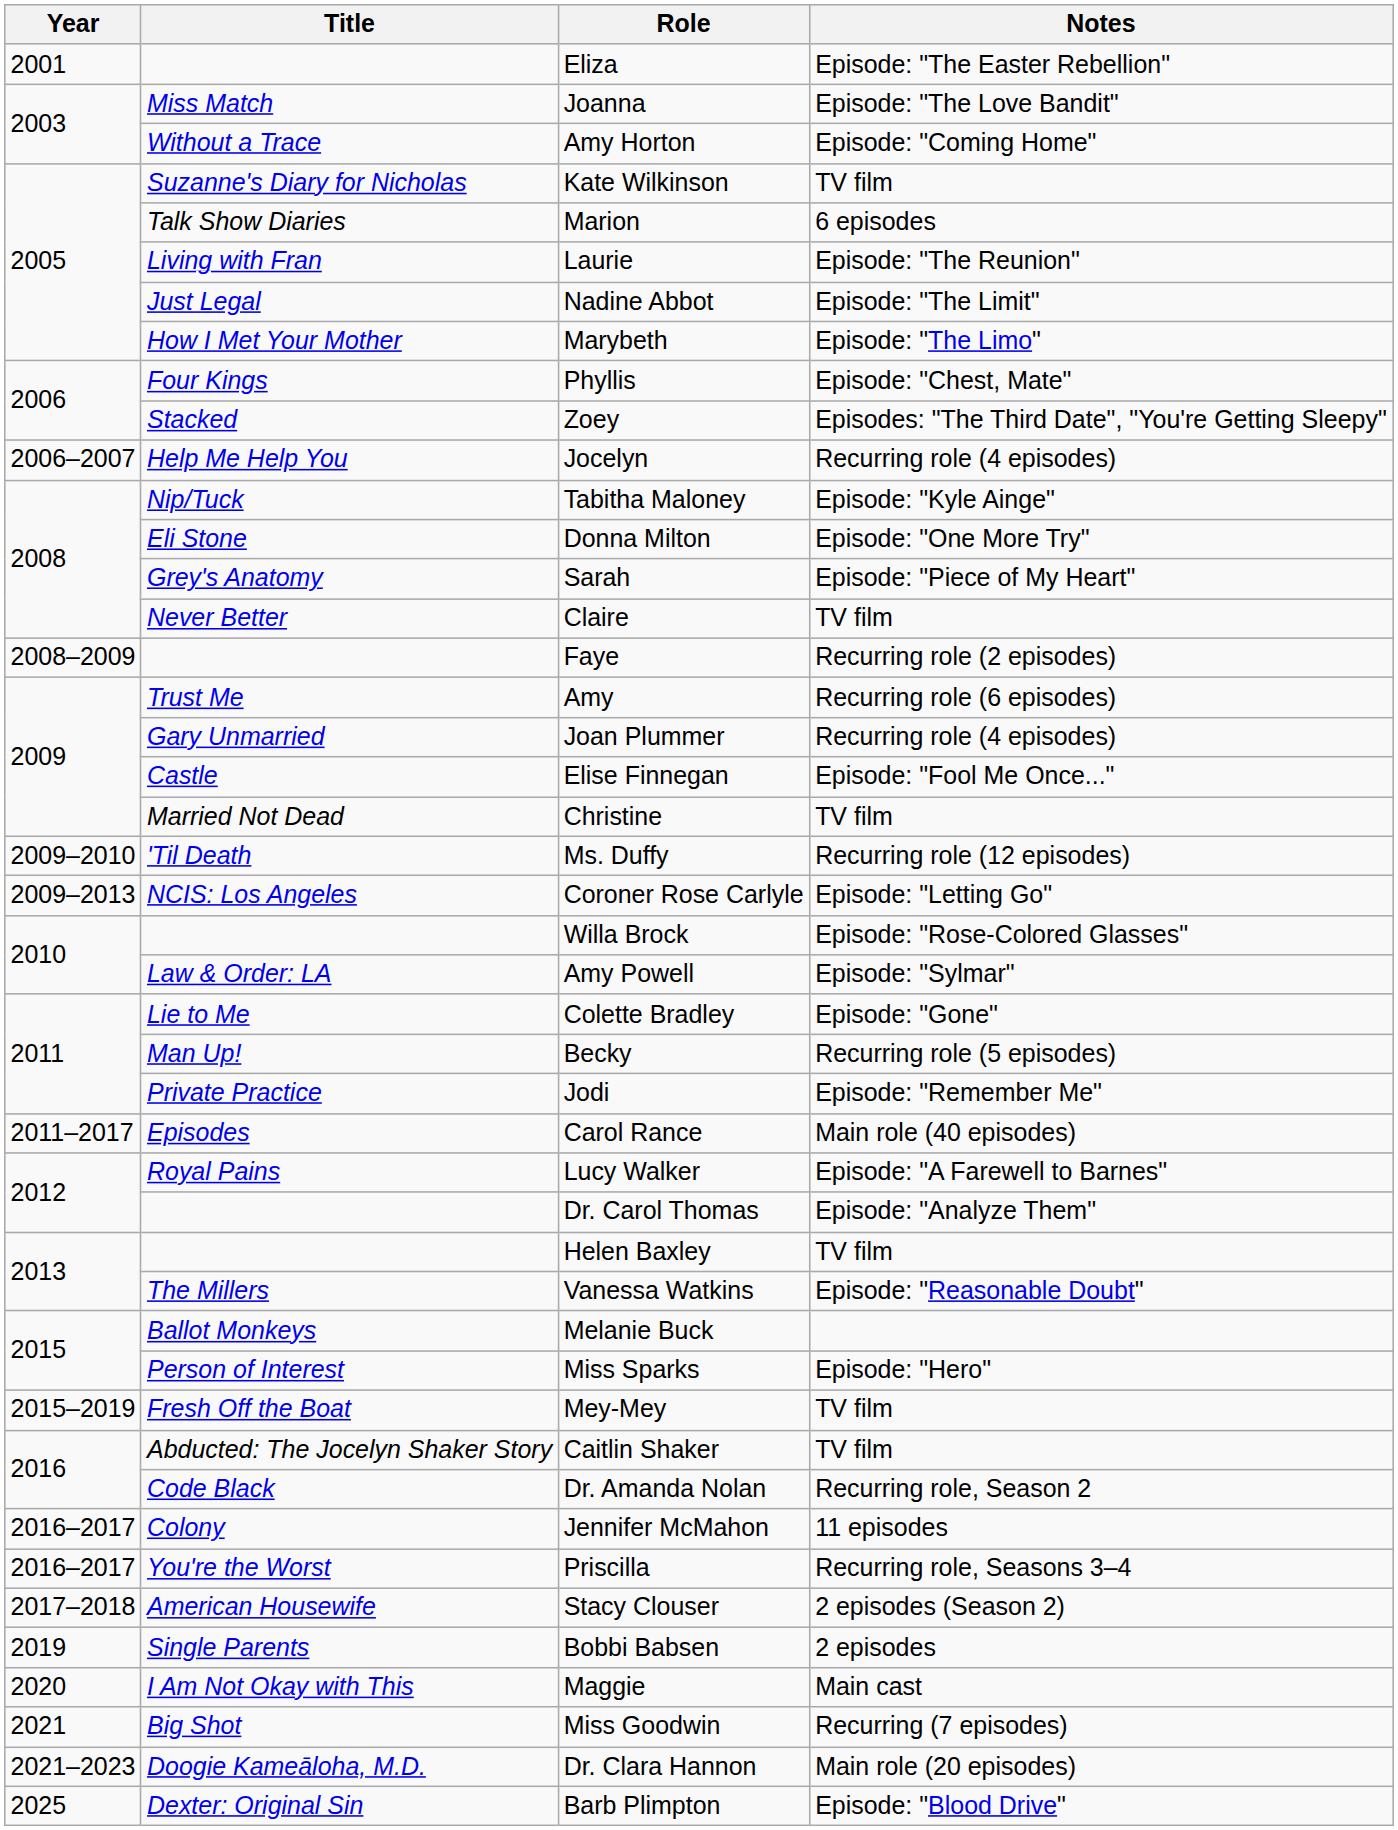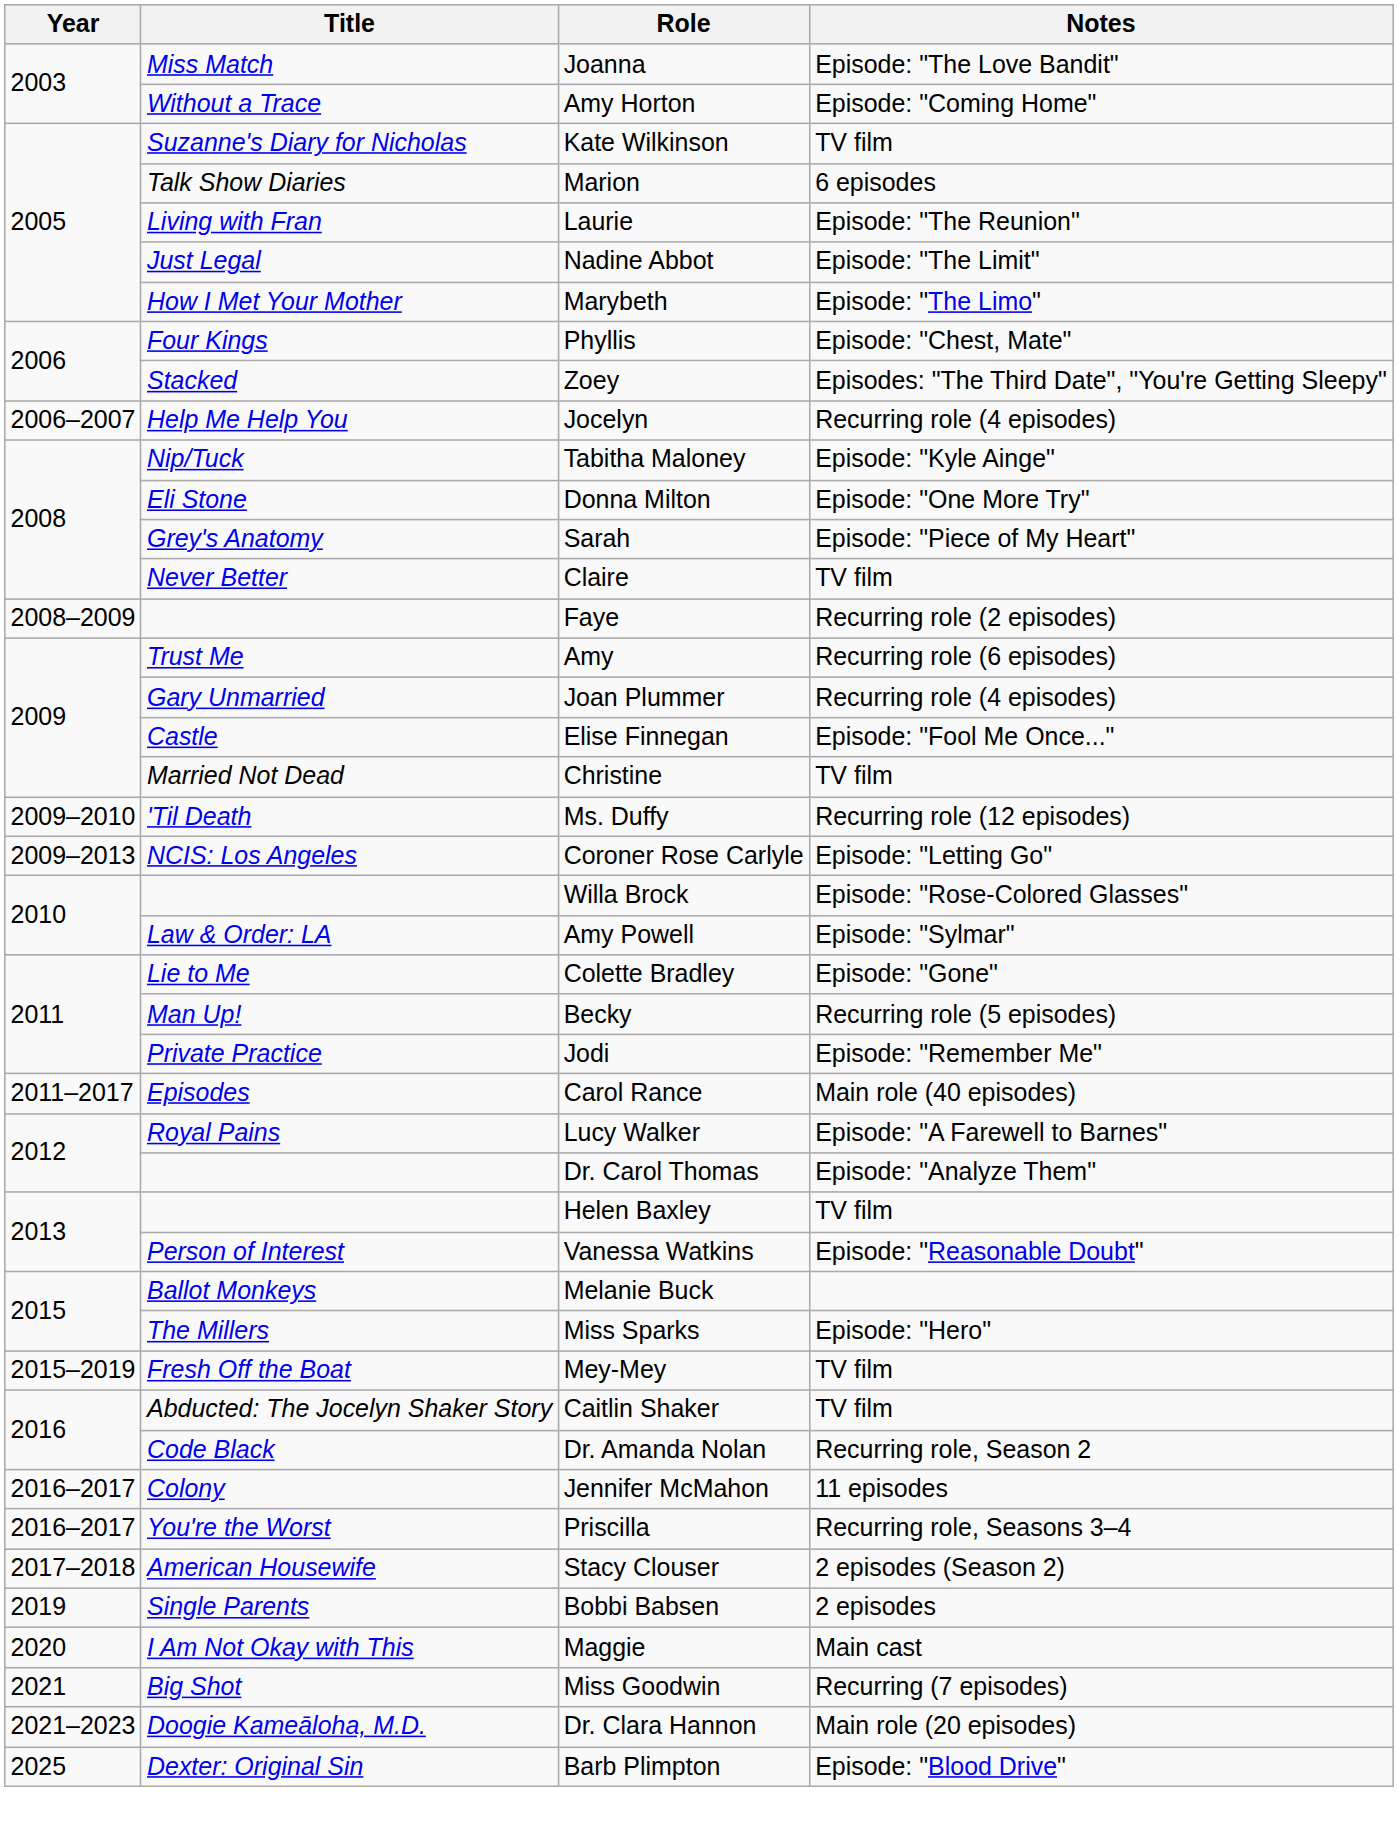- row: (591, 63)
(208, 1291) The Millers -> (245, 1251) Person of Interest
(245, 1370) Person of Interest -> (208, 1330) The Millers
